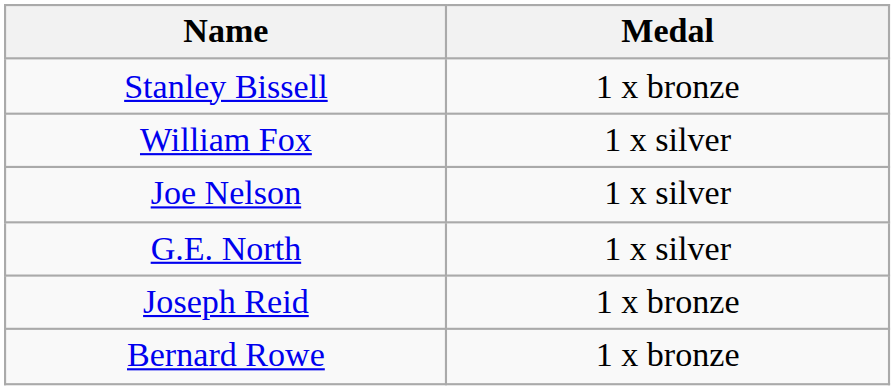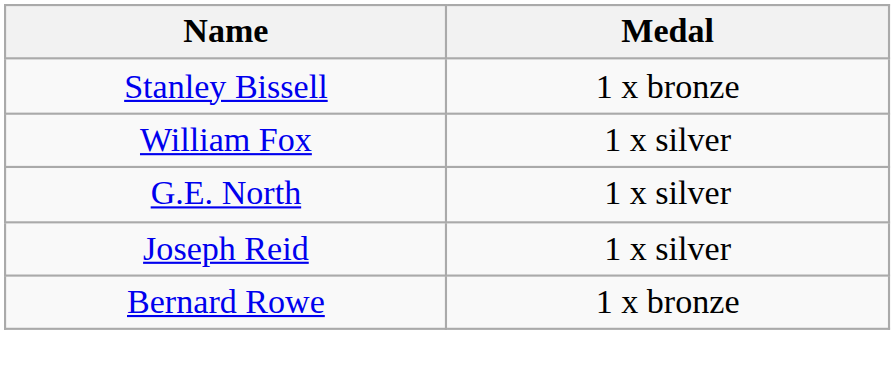- row: (226, 193)
(668, 301) 1 x bronze -> (668, 247) 1 x silver
